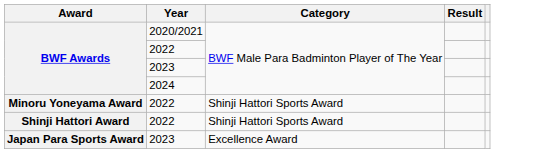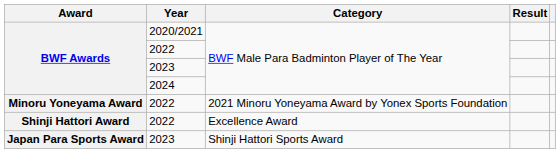(276, 103) Shinji Hattori Sports Award -> (358, 103) 2021 Minoru Yoneyama Award by Yonex Sports Foundation
(276, 121) Shinji Hattori Sports Award -> (253, 121) Excellence Award
(253, 139) Excellence Award -> (276, 139) Shinji Hattori Sports Award
